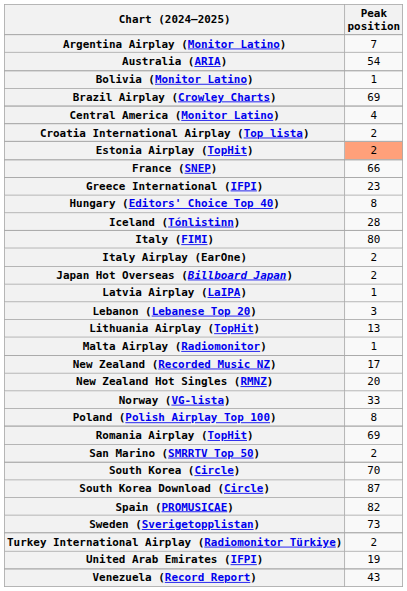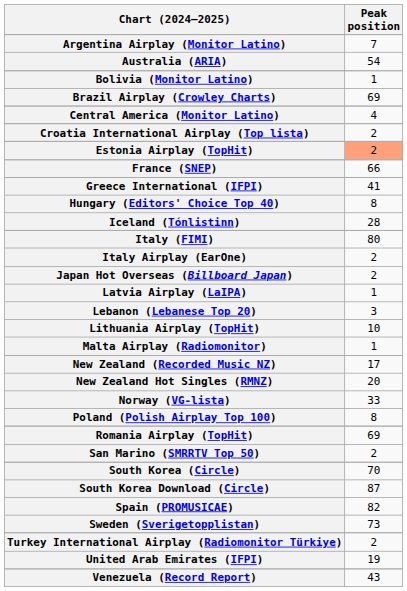(374, 186) 23 -> (374, 186) 41
(374, 328) 13 -> (374, 328) 10
